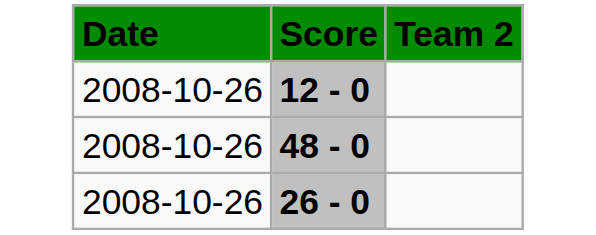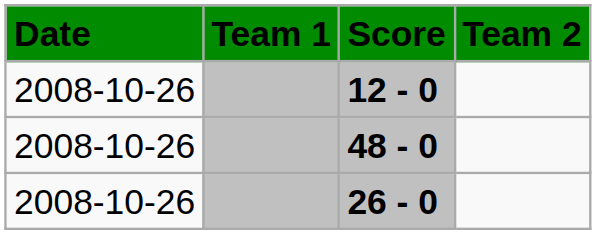+ column: (271, 33)
